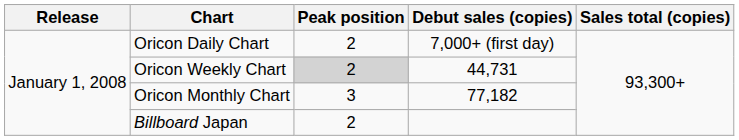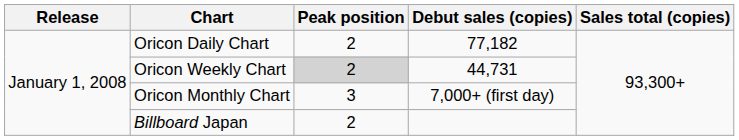(492, 43) 7,000+ (first day) -> (492, 43) 77,182
(492, 95) 77,182 -> (492, 95) 7,000+ (first day)
